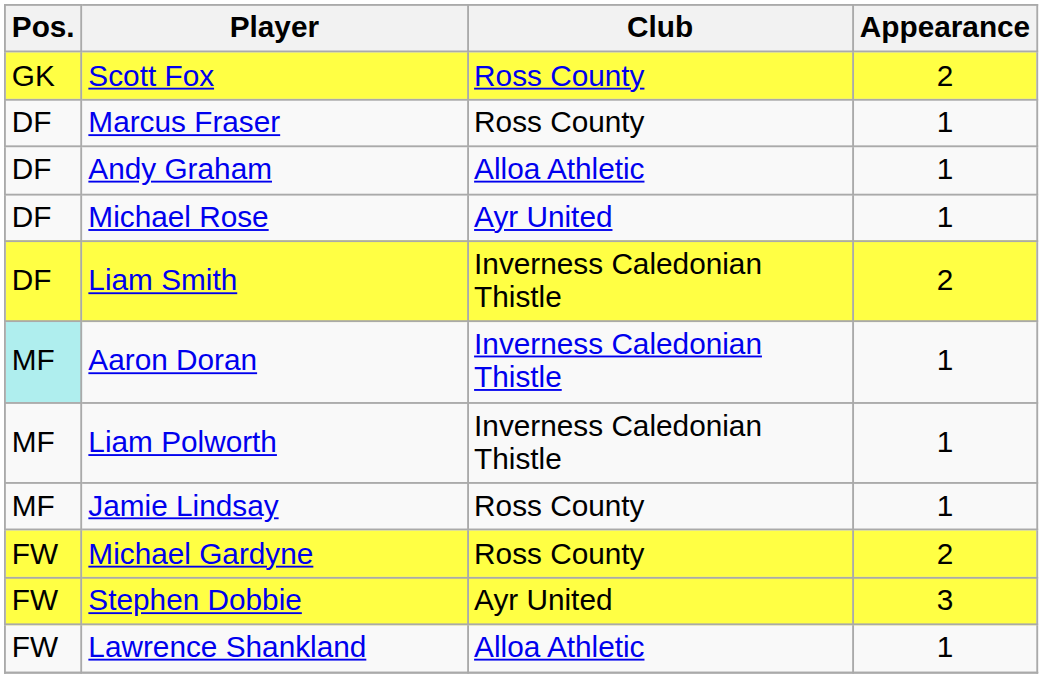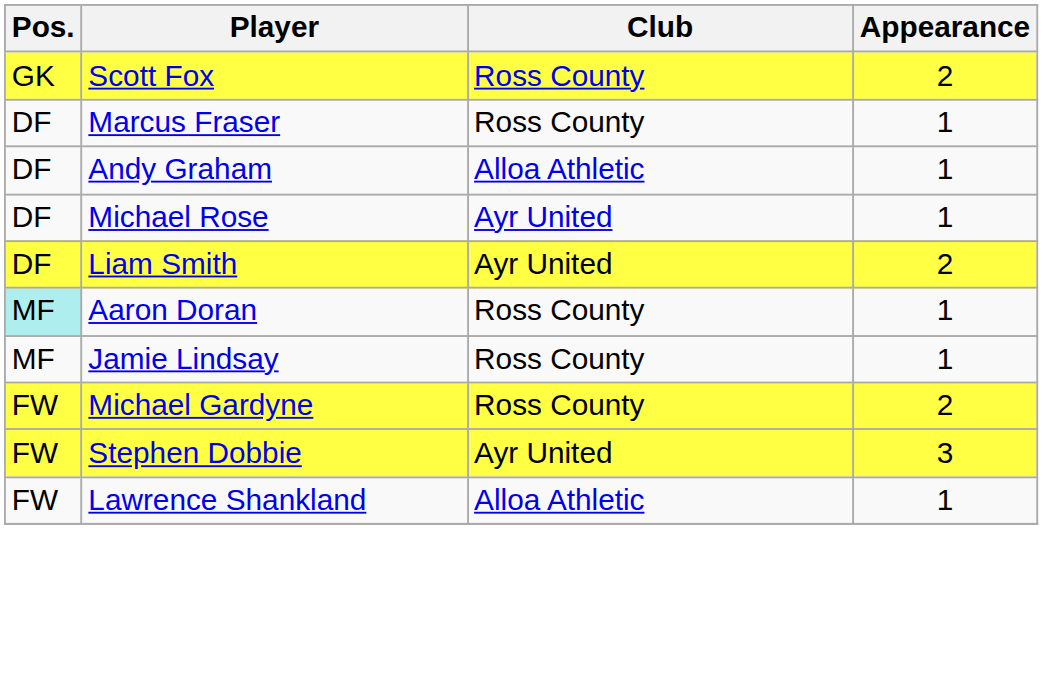(618, 280) Inverness Caledonian Thistle -> (543, 264) Ayr United
(618, 361) Inverness Caledonian Thistle -> (559, 311) Ross County
- row: (183, 442)
